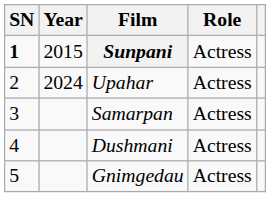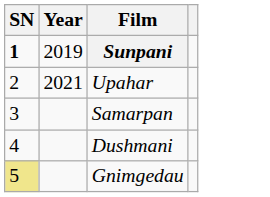- column: (222, 20)
(63, 51) 2015 -> (63, 51) 2019
(63, 82) 2024 -> (63, 82) 2021
(14, 176) no background -> (14, 176) khaki background
